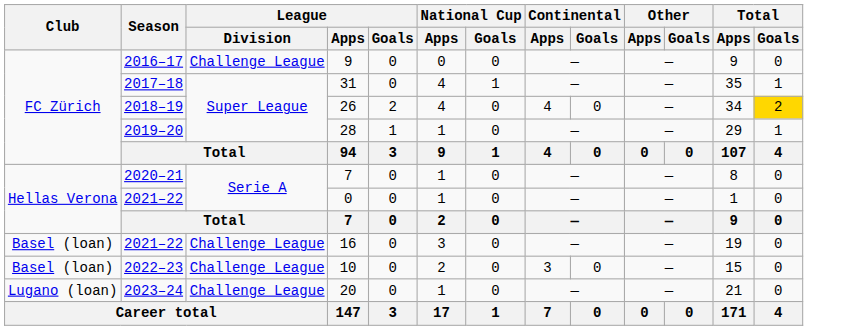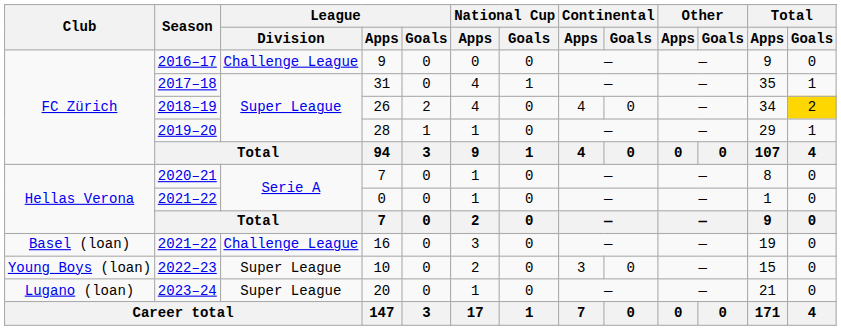(63, 268) Basel (loan) -> (79, 268) Young Boys (loan)
(257, 268) Challenge League -> (291, 268) Super League
(257, 291) Challenge League -> (291, 291) Super League
